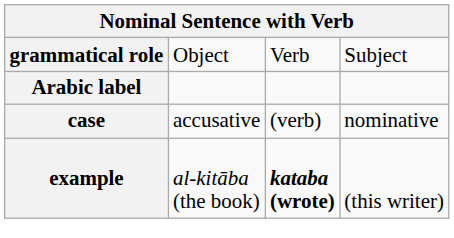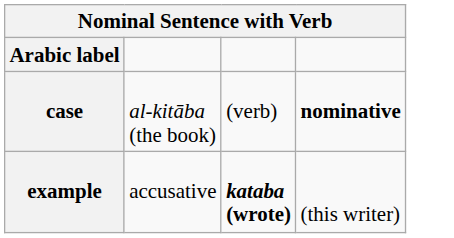- row: (86, 54)
(217, 120) accusative -> (173, 122) al-kitāba (the book)
(392, 120) normal -> (351, 111) bold
(216, 189) al-kitāba (the book) -> (173, 191) accusative
